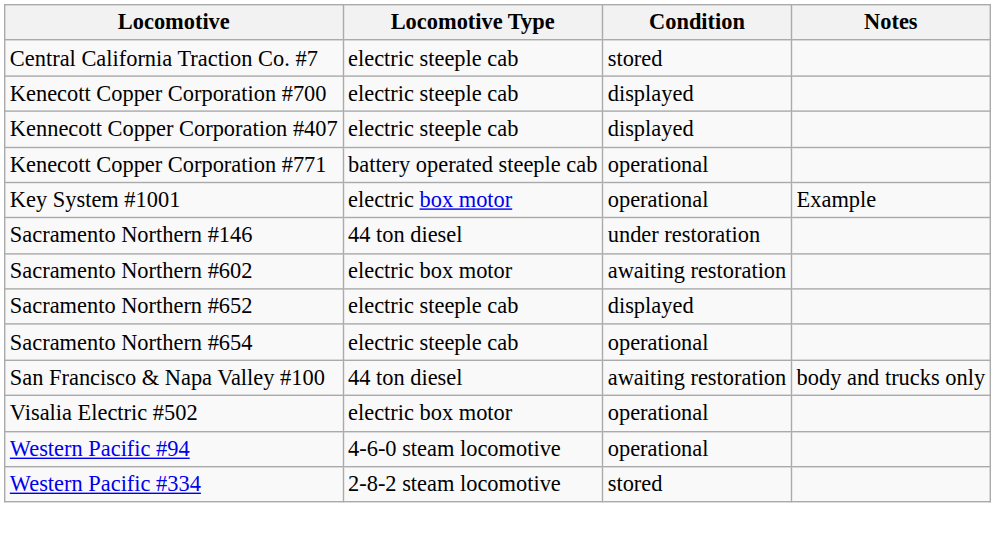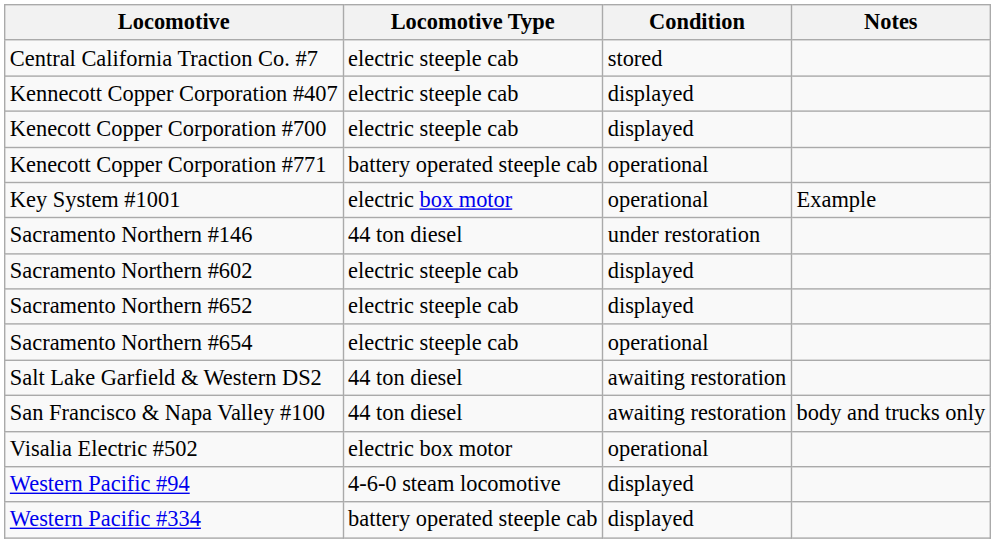rows swapped: (174, 128) <-> (168, 93)
(430, 270) electric box motor -> (433, 270) electric steeple cab
(697, 270) awaiting restoration -> (651, 270) displayed
+ row: (166, 377)
(658, 448) operational -> (651, 484) displayed
(454, 484) 2-8-2 steam locomotive -> (473, 519) battery operated steeple cab
(635, 484) stored -> (651, 519) displayed
